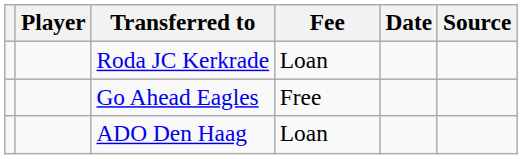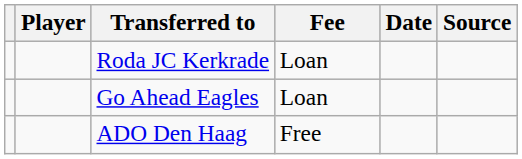(301, 97) Free -> (304, 97) Loan
(304, 134) Loan -> (301, 134) Free
